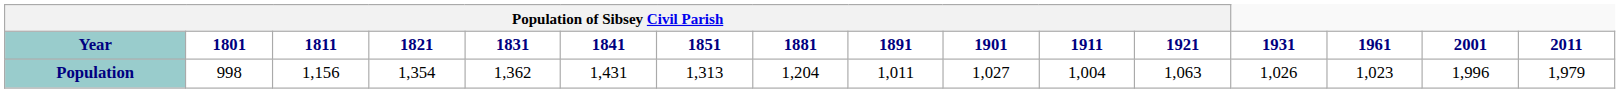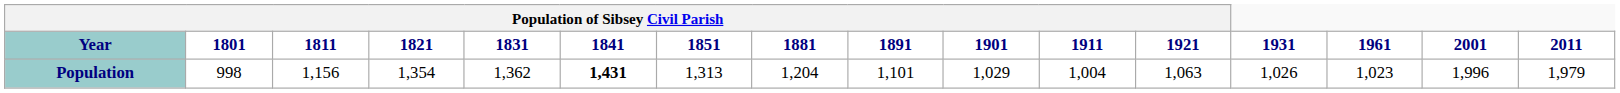(609, 73) normal -> (608, 73) bold
(896, 73) 1,011 -> (895, 73) 1,101
(991, 73) 1,027 -> (991, 73) 1,029
